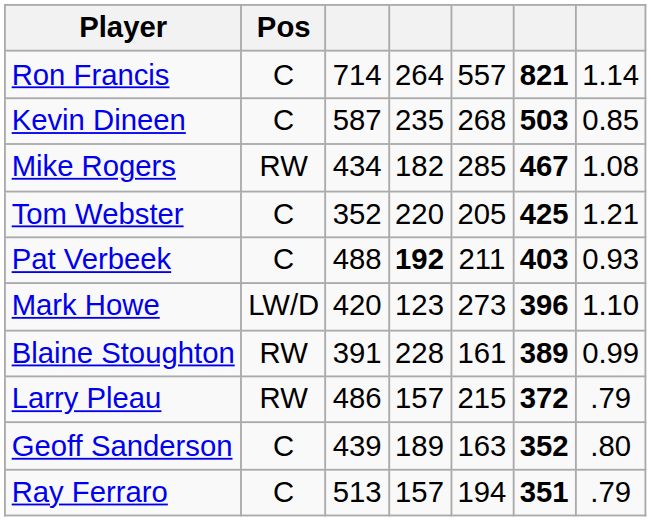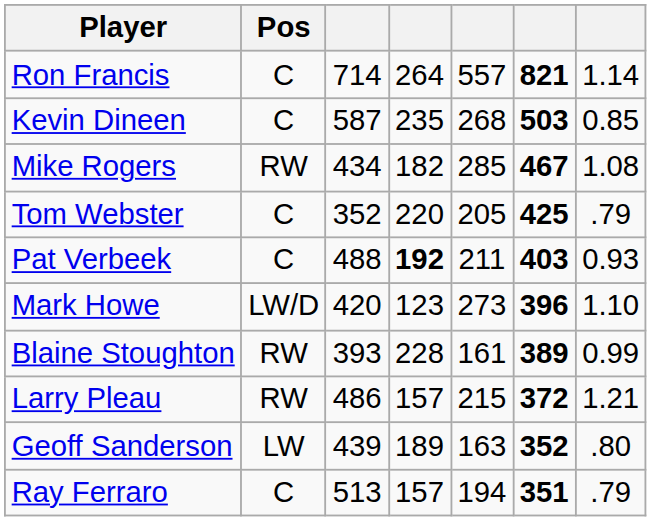(611, 213) 1.21 -> (611, 213) .79
(357, 352) 391 -> (357, 352) 393
(611, 399) .79 -> (611, 399) 1.21
(284, 445) C -> (284, 445) LW
